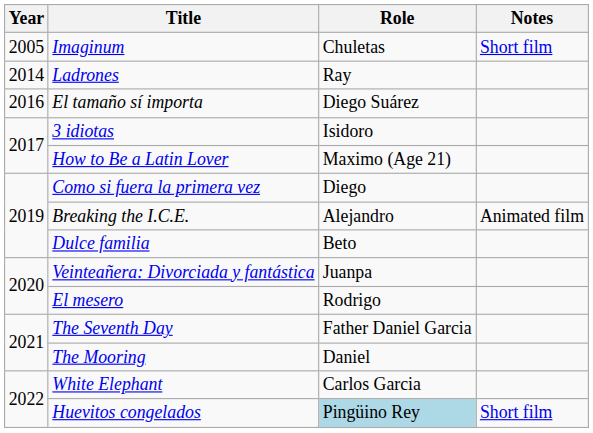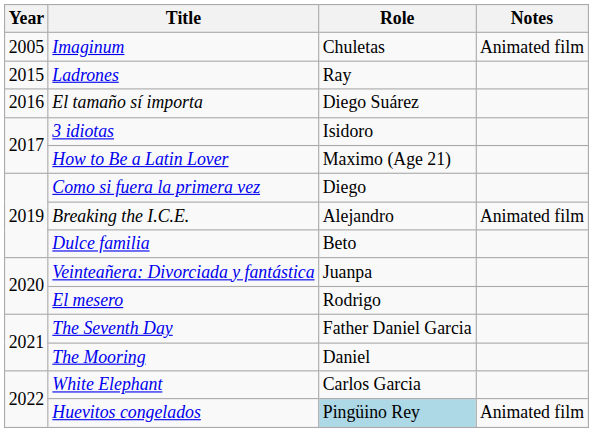(516, 46) Short film -> (532, 46) Animated film
(26, 74) 2014 -> (26, 74) 2015
(516, 412) Short film -> (532, 412) Animated film
